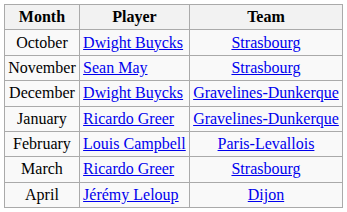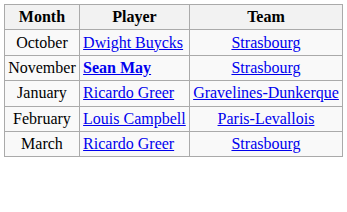(115, 67) normal -> (117, 67) bold
- row: (42, 93)
- row: (42, 194)
